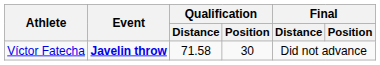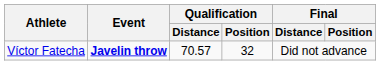(196, 51) 71.58 -> (196, 51) 70.57
(247, 51) 30 -> (247, 51) 32
